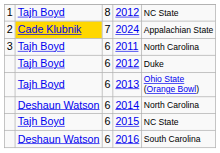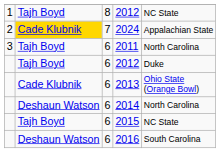(41, 84) Tajh Boyd -> (50, 84) Cade Klubnik
